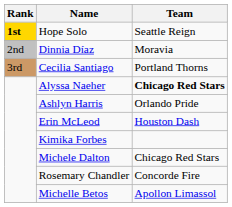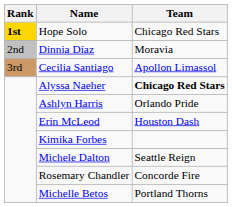(165, 31) Seattle Reign -> (177, 31) Chicago Red Stars
(171, 67) Portland Thorns -> (175, 67) Apollon Limassol
(177, 157) Chicago Red Stars -> (165, 157) Seattle Reign
(175, 193) Apollon Limassol -> (171, 193) Portland Thorns
